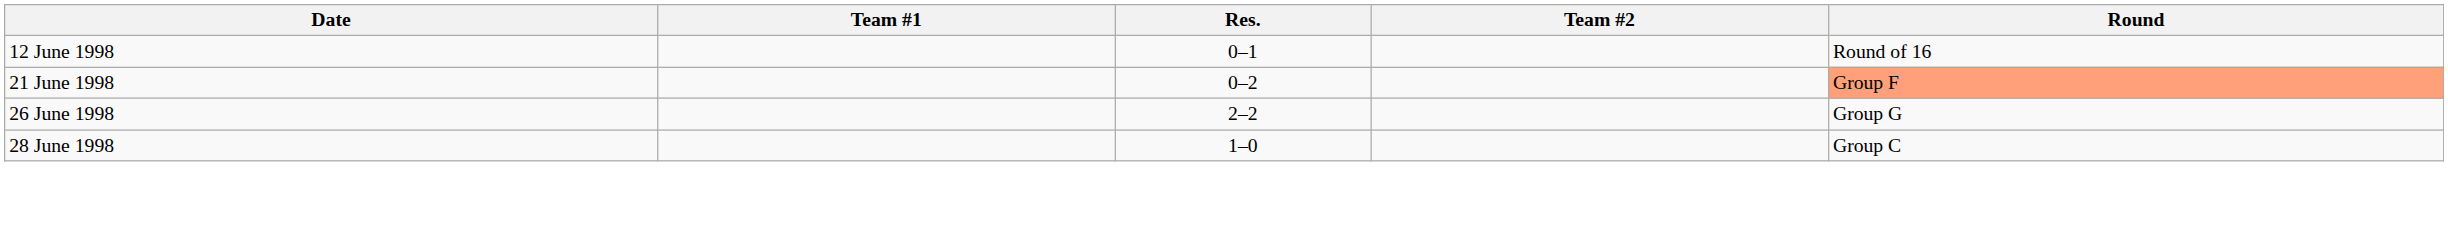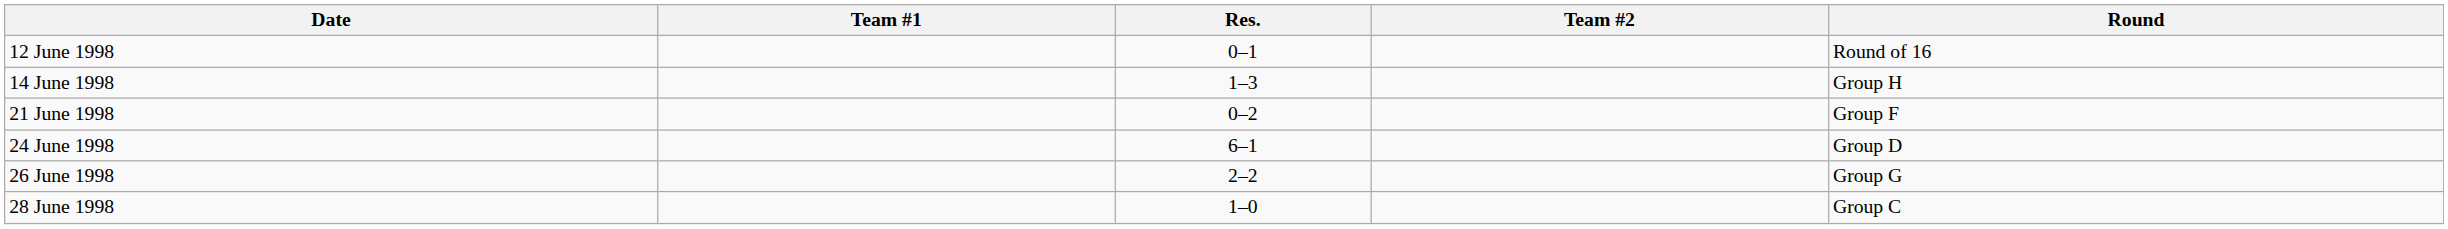+ row: (62, 82)
(1866, 82) lightsalmon background -> (1866, 113) no background
+ row: (62, 144)
